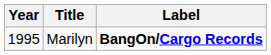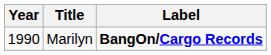(24, 38) 1995 -> (24, 38) 1990
